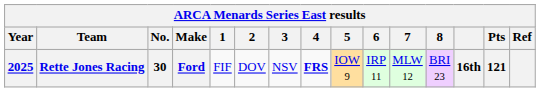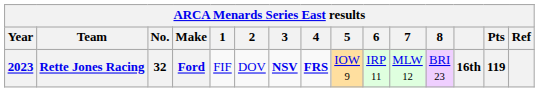(20, 68) 2025 -> (20, 68) 2023
(160, 68) 30 -> (160, 68) 32
(285, 68) normal -> (285, 68) bold
(497, 68) 121 -> (496, 68) 119
